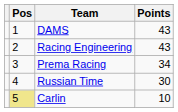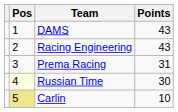(164, 64) 34 -> (164, 64) 31
(15, 81) no background -> (15, 81) lightyellow background
